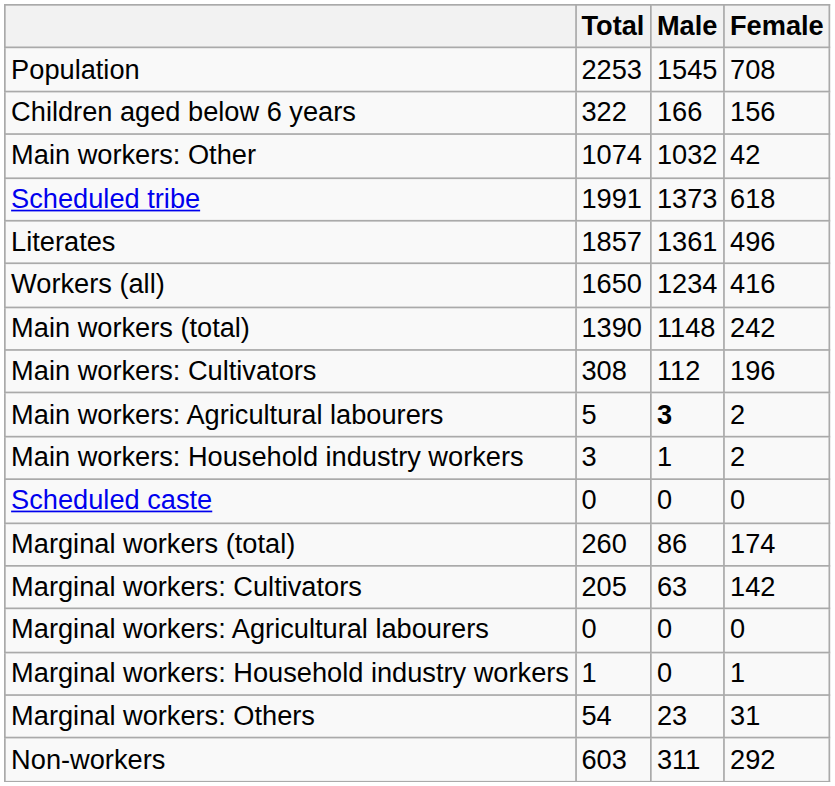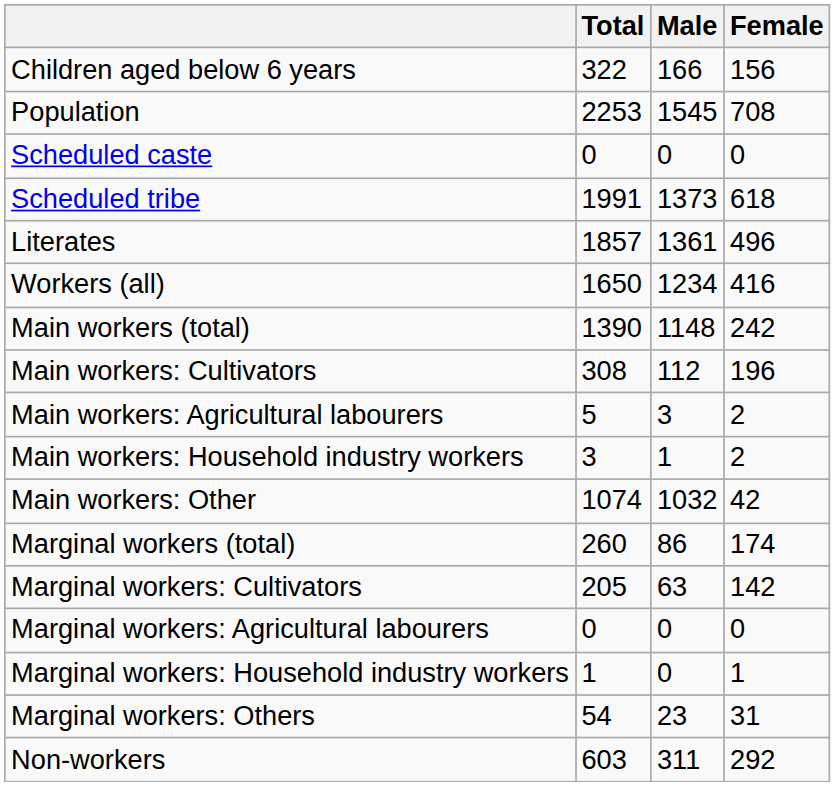rows swapped: (75, 69) <-> (183, 112)
rows swapped: (112, 500) <-> (134, 155)
(665, 414) bold -> (665, 414) normal
